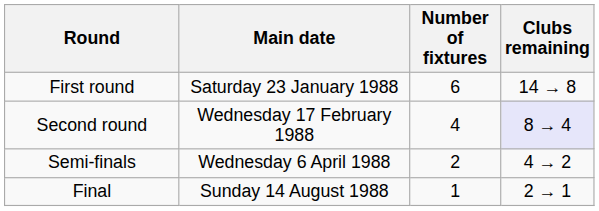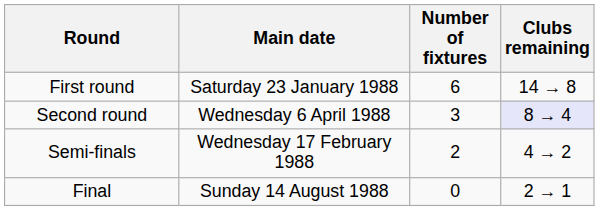(294, 124) Wednesday 17 February 1988 -> (294, 114) Wednesday 6 April 1988
(455, 124) 4 -> (455, 114) 3
(294, 163) Wednesday 6 April 1988 -> (294, 153) Wednesday 17 February 1988
(455, 191) 1 -> (455, 191) 0
